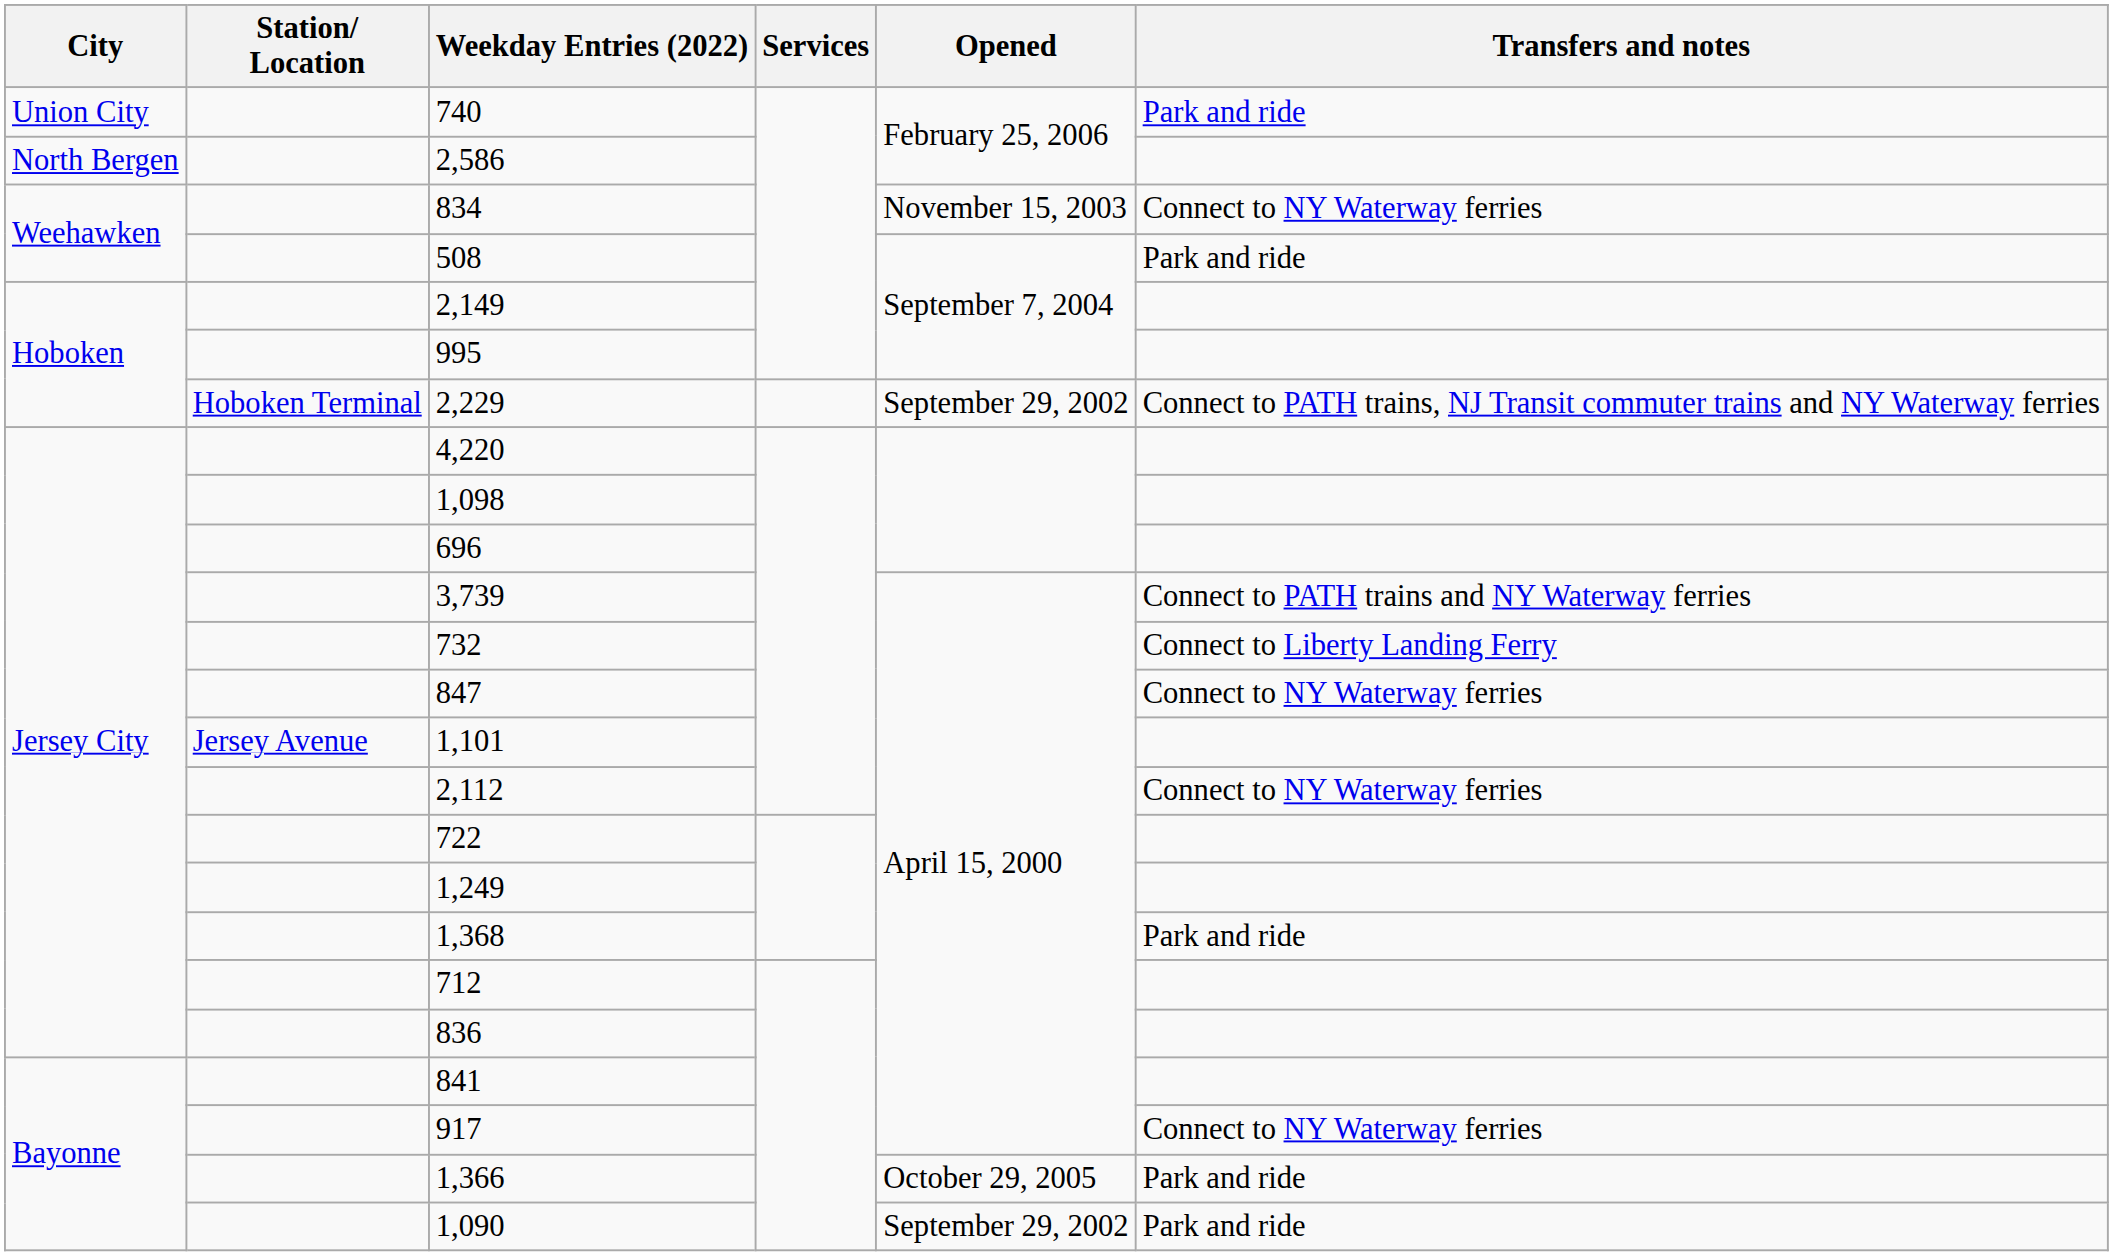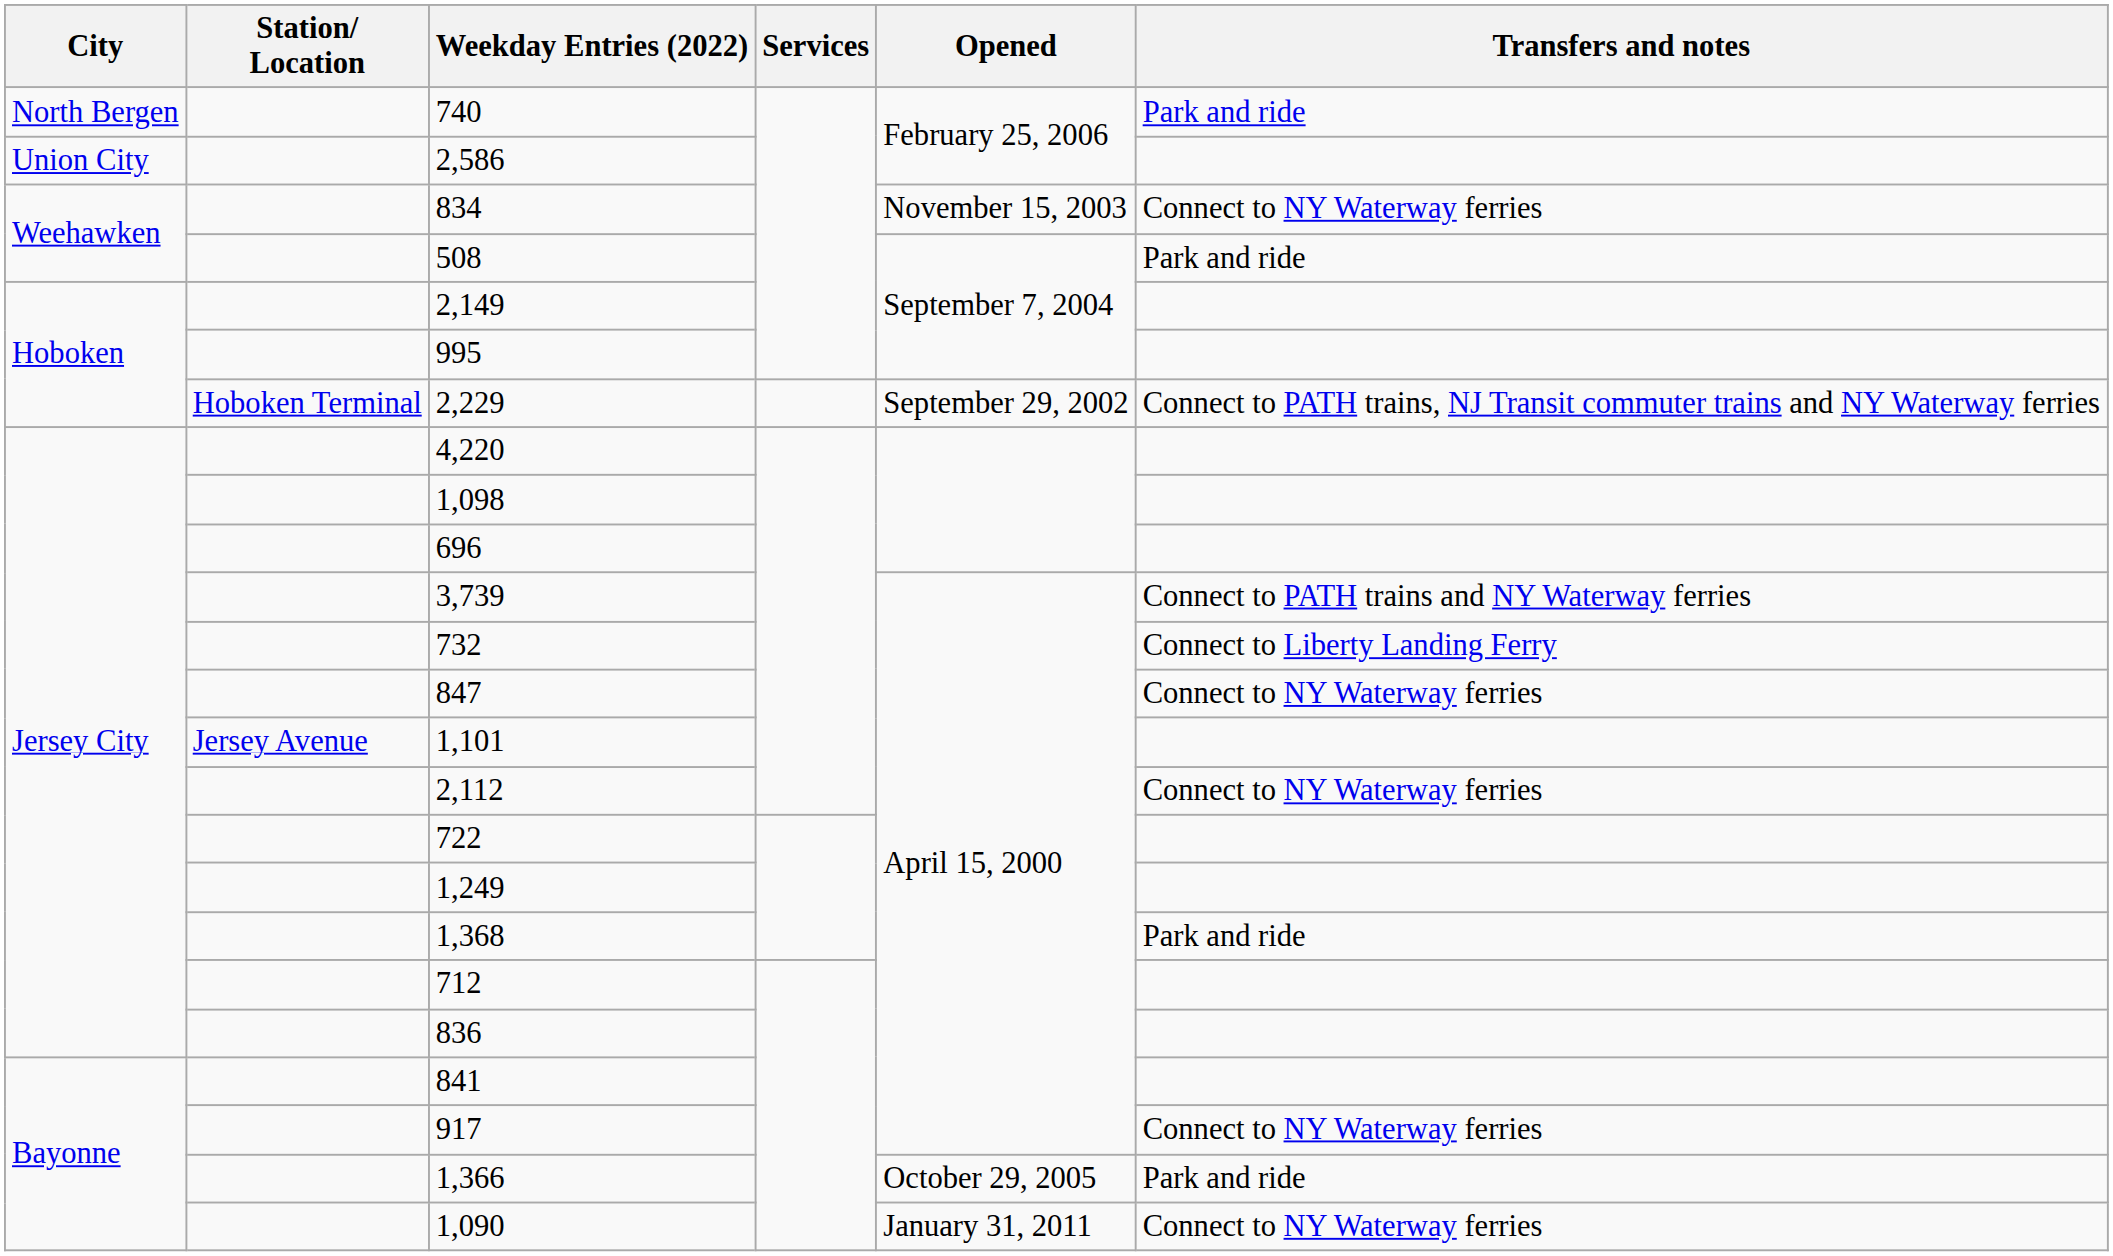(80, 111) Union City -> (95, 111) North Bergen
(95, 160) North Bergen -> (80, 160) Union City
(1006, 1226) September 29, 2002 -> (988, 1226) January 31, 2011
(1224, 1226) Park and ride -> (1343, 1226) Connect to NY Waterway ferries
